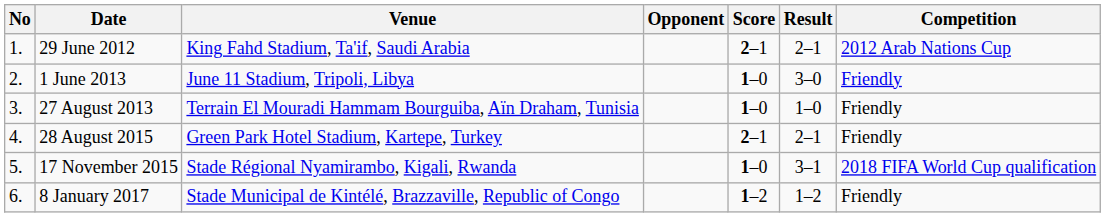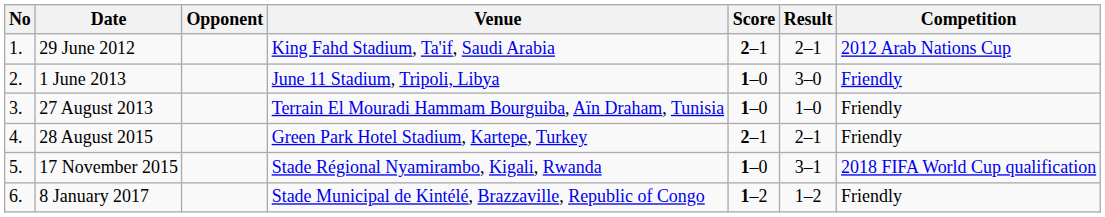columns swapped: (413, 18) <-> (686, 18)
